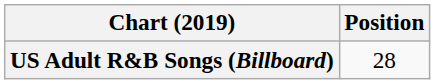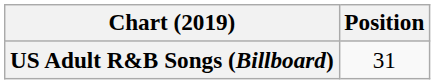(384, 59) 28 -> (384, 59) 31
